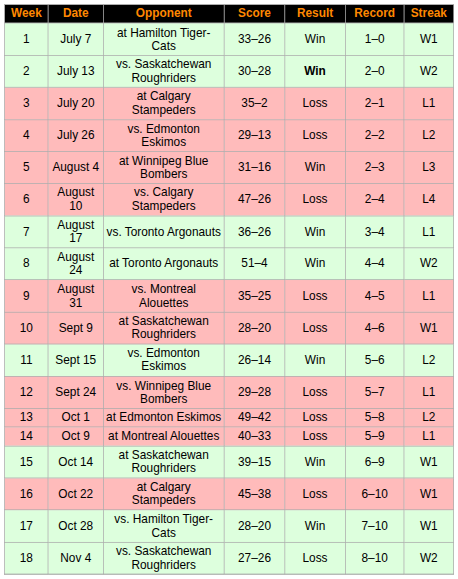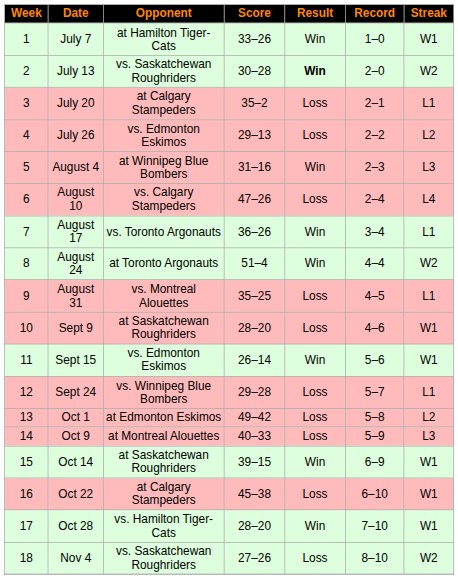(429, 360) L2 -> (429, 360) W1
(429, 436) L1 -> (429, 436) L3
